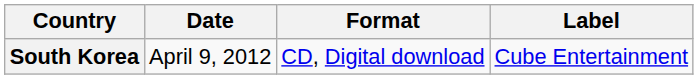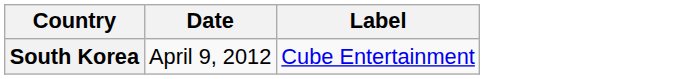- column: (383, 21)
